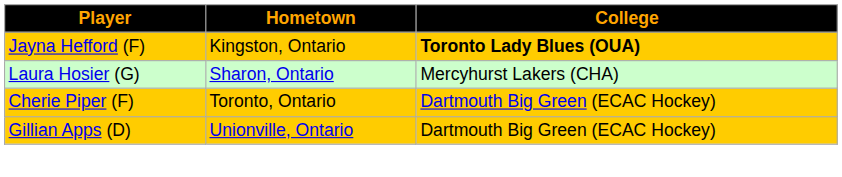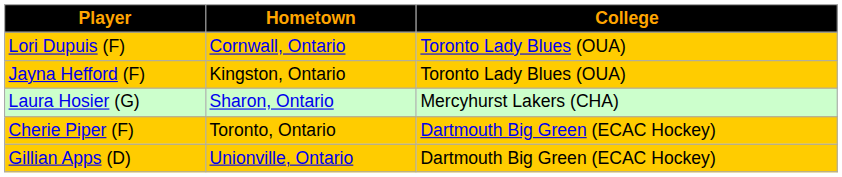+ row: (67, 46)
(530, 46) bold -> (523, 74) normal
